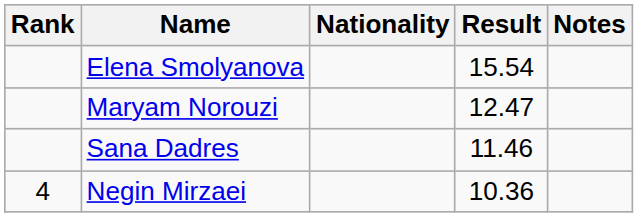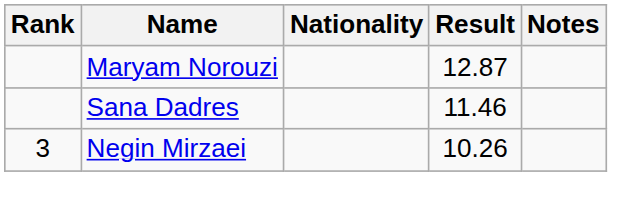- row: (195, 66)
(501, 107) 12.47 -> (475, 66) 12.87
(43, 190) 4 -> (43, 149) 3
(501, 190) 10.36 -> (475, 149) 10.26
